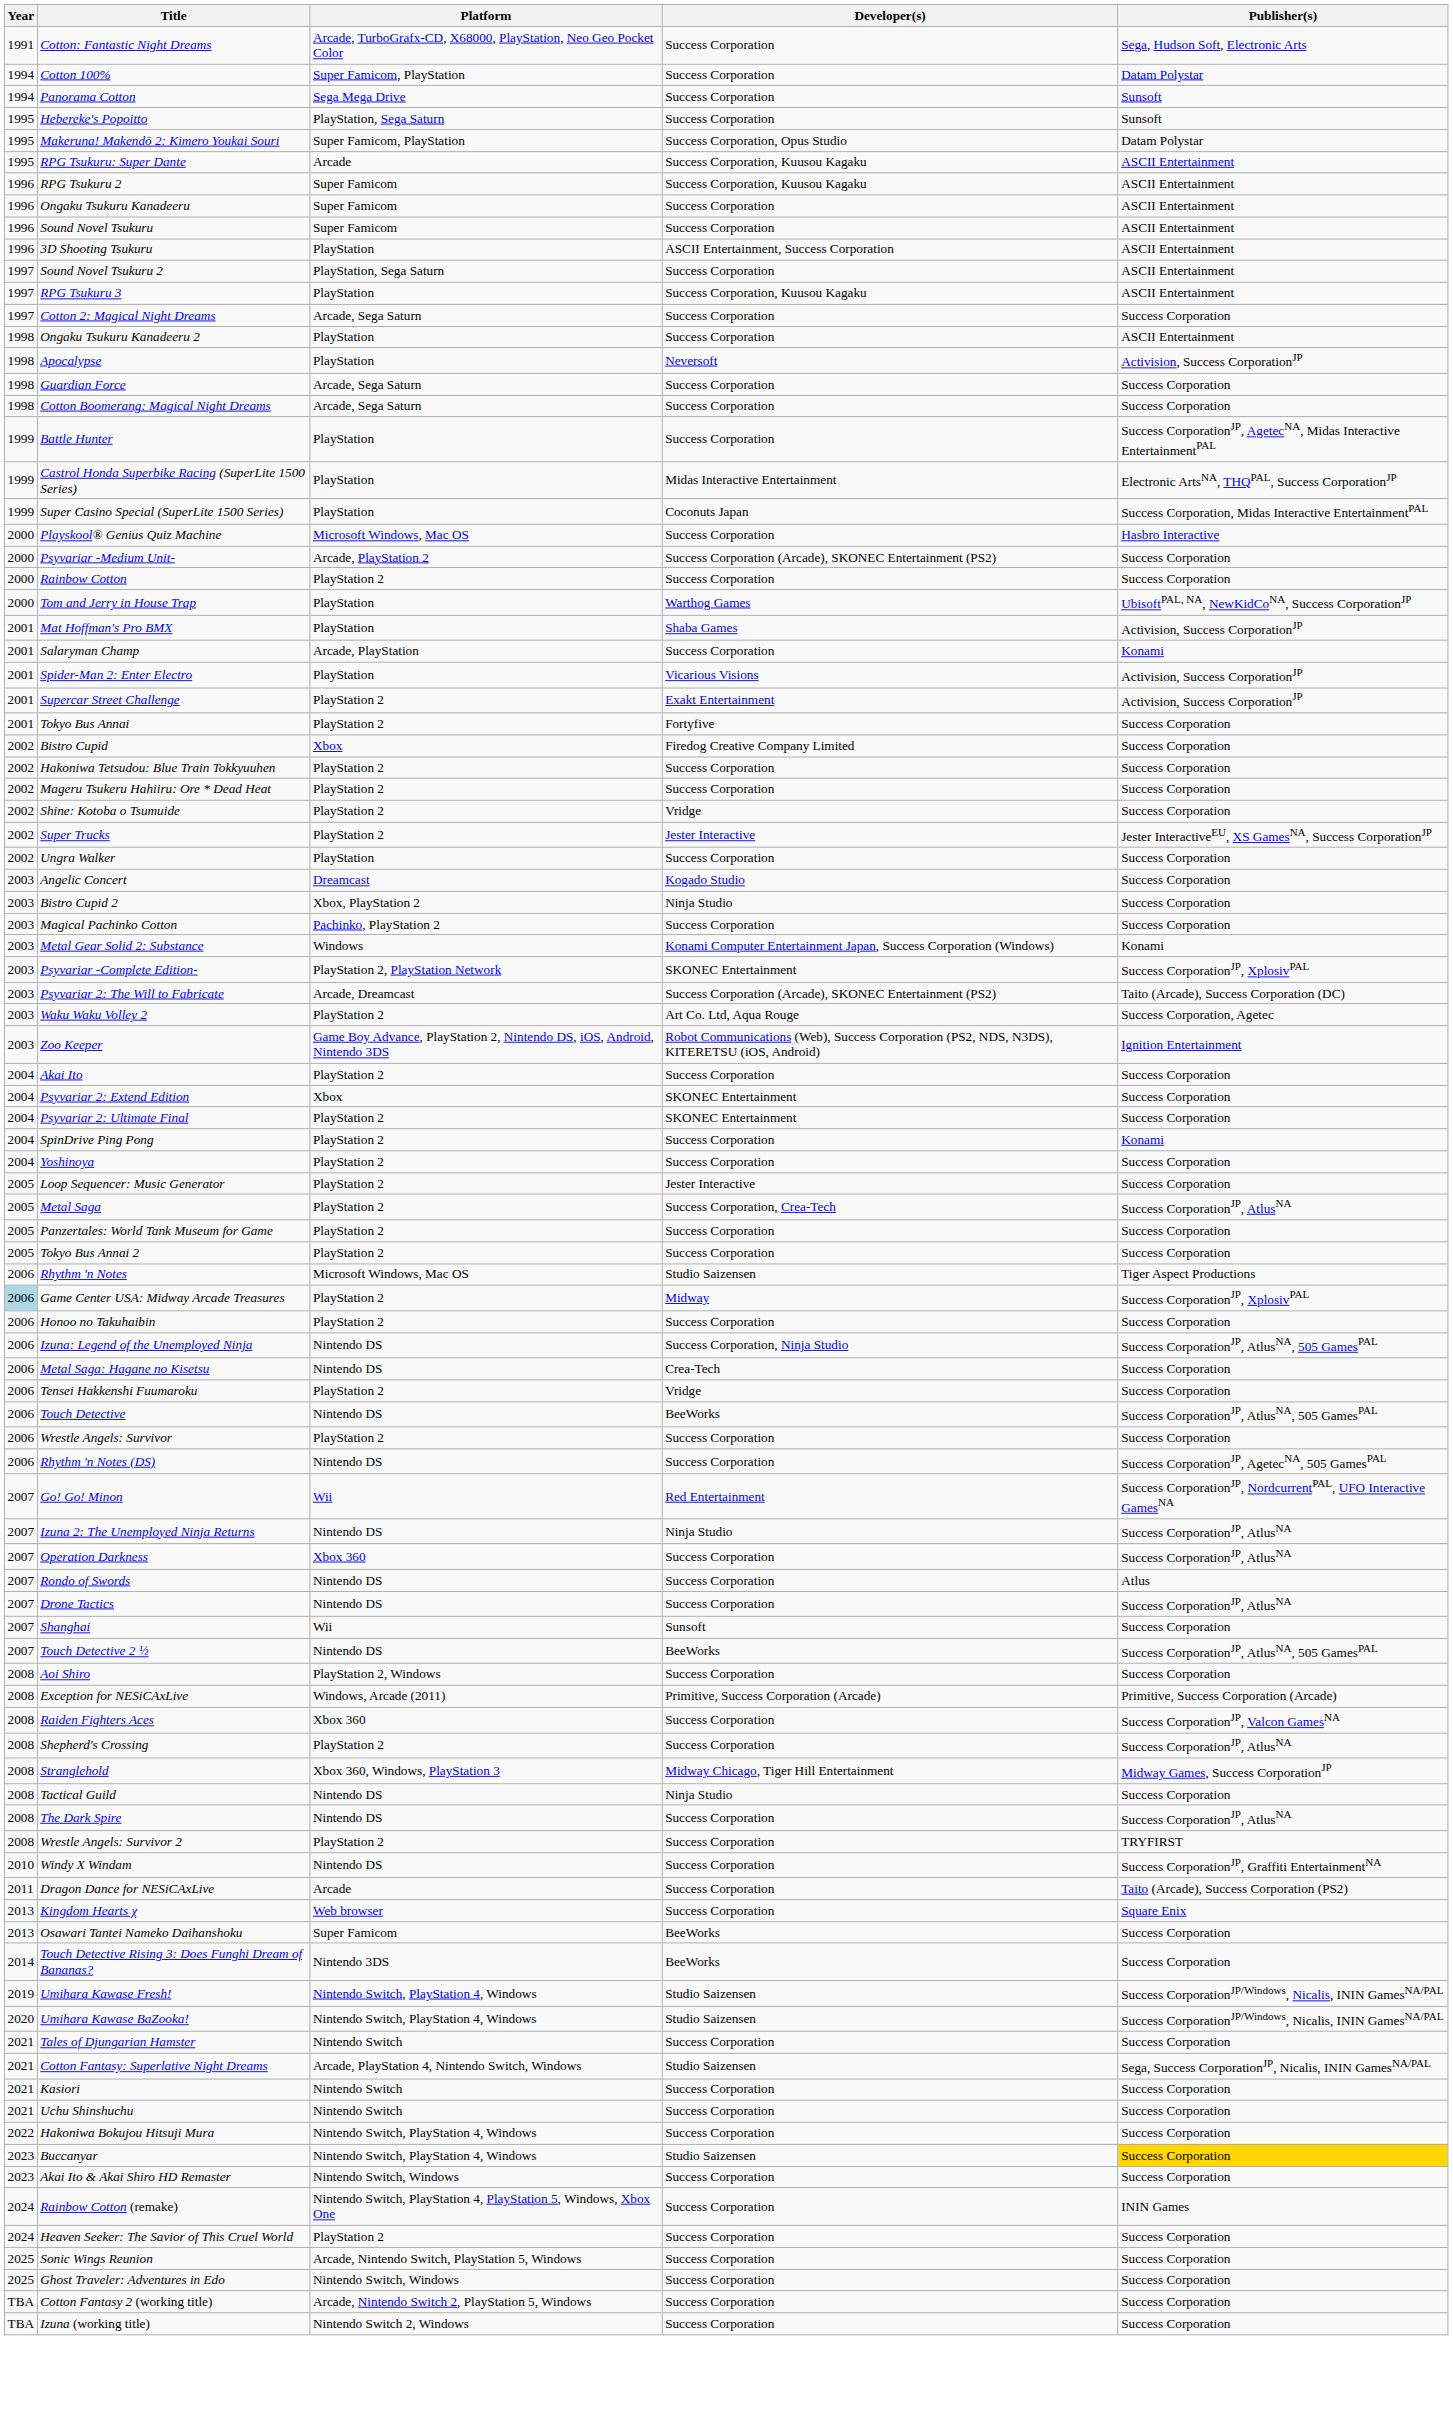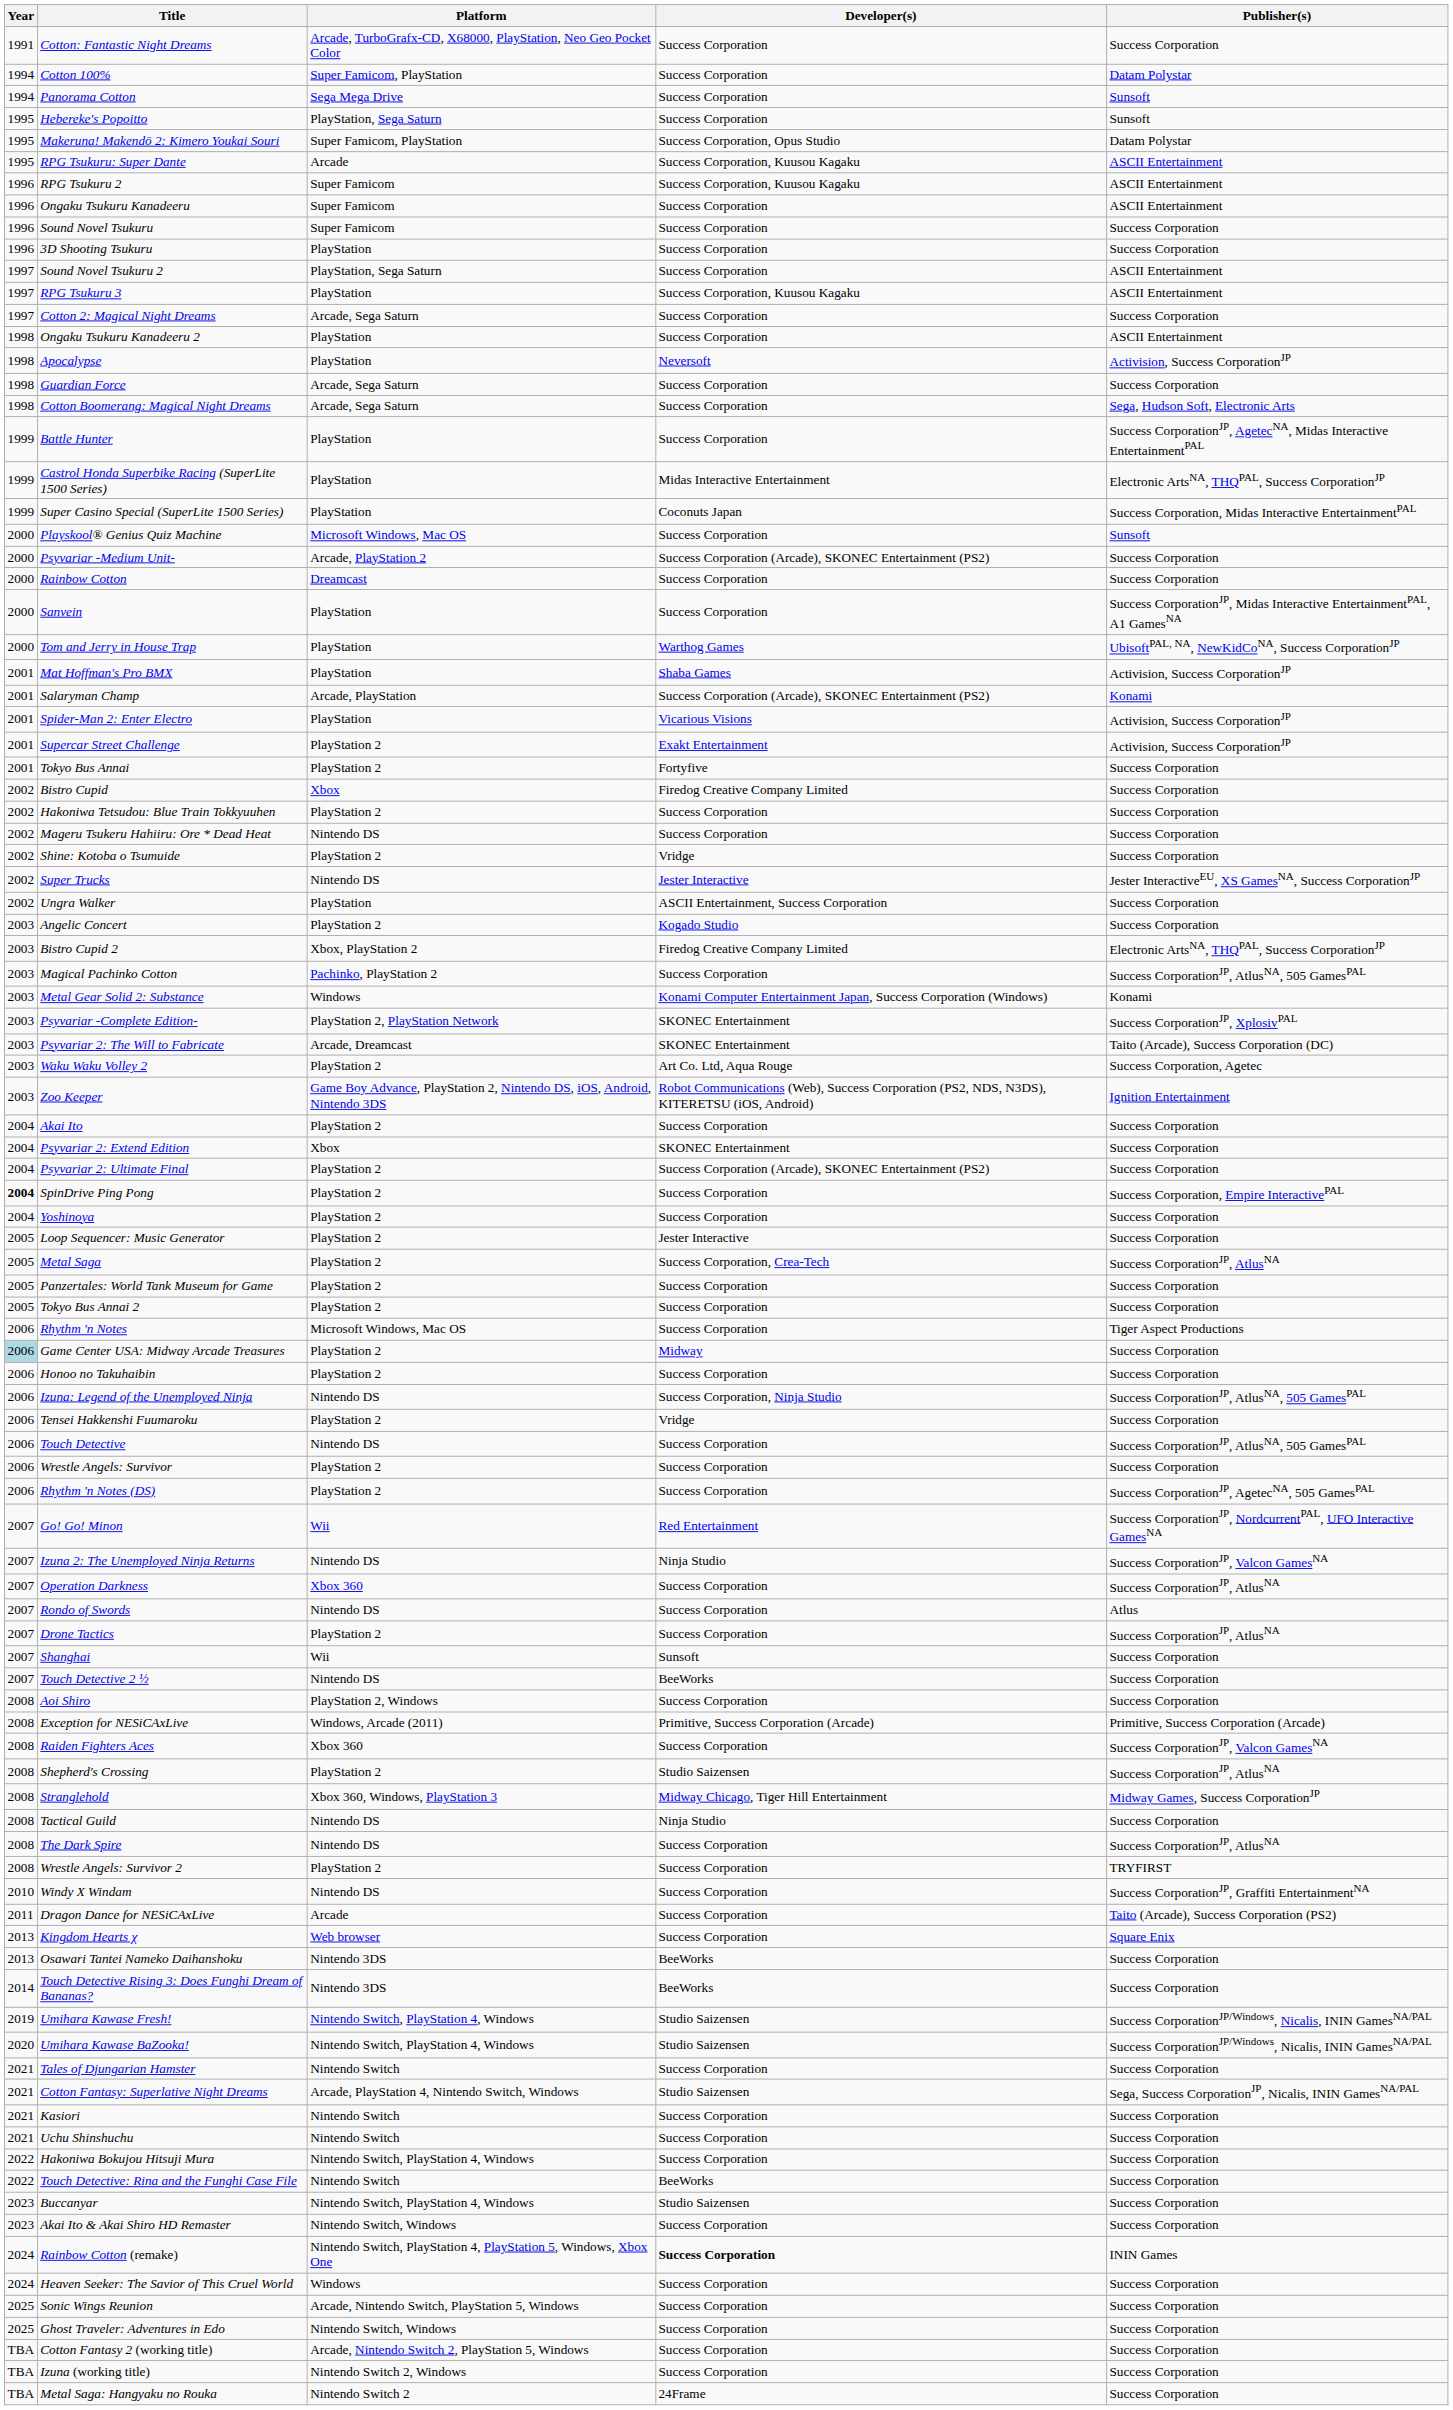(1214, 45) Sega, Hudson Soft, Electronic Arts -> (1164, 45) Success Corporation
(1178, 228) ASCII Entertainment -> (1164, 228) Success Corporation
(779, 249) ASCII Entertainment, Success Corporation -> (713, 249) Success Corporation
(1178, 249) ASCII Entertainment -> (1164, 249) Success Corporation
(1176, 406) Success Corporation -> (1202, 406) Sega, Hudson Soft, Electronic Arts
(1170, 535) Hasbro Interactive -> (1130, 535) Sunsoft
(348, 579) PlayStation 2 -> (339, 579) Dreamcast
+ row: (61, 612)
(720, 651) Success Corporation -> (824, 696) Success Corporation (Arcade), SKONEC Entertainment (PS2)
(348, 789) PlayStation 2 -> (345, 834) Nintendo DS
(348, 835) PlayStation 2 -> (345, 879) Nintendo DS
(720, 858) Success Corporation -> (773, 903) ASCII Entertainment, Success Corporation
(341, 880) Dreamcast -> (346, 925) PlayStation 2
(699, 902) Ninja Studio -> (753, 948) Firedog Creative Company Limited
(1176, 902) Success Corporation -> (1247, 948) Electronic ArtsNA, THQPAL, Success CorporationJP
(1176, 924) Success Corporation -> (1238, 974) Success CorporationJP, AtlusNA, 505 GamesPAL
(831, 993) Success Corporation (Arcade), SKONEC Entertainment (PS2) -> (724, 1044) SKONEC Entertainment
(731, 1118) SKONEC Entertainment -> (824, 1169) Success Corporation (Arcade), SKONEC Entertainment (PS2)
(21, 1140) normal -> (21, 1193) bold
(1143, 1140) Konami -> (1227, 1193) Success Corporation, Empire InteractivePAL
(711, 1274) Studio Saizensen -> (713, 1329) Success Corporation
(1215, 1298) Success CorporationJP, XplosivPAL -> (1164, 1351) Success Corporation
- row: (125, 1369)
(693, 1414) BeeWorks -> (713, 1444) Success Corporation
(348, 1461) Nintendo DS -> (346, 1491) PlayStation 2
(1206, 1531) Success CorporationJP, AtlusNA -> (1219, 1561) Success CorporationJP, Valcon GamesNA
(348, 1604) Nintendo DS -> (346, 1633) PlayStation 2
(1250, 1651) Success CorporationJP, AtlusNA, 505 GamesPAL -> (1164, 1679) Success Corporation
(720, 1745) Success Corporation -> (704, 1771) Studio Saizensen
(355, 1932) Super Famicom -> (348, 1958) Nintendo 3DS
+ row: (169, 2181)
(1176, 2155) gold background -> (1164, 2203) no background
(720, 2207) normal -> (717, 2255) bold
(348, 2236) PlayStation 2 -> (335, 2284) Windows
+ row: (129, 2394)
